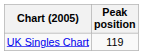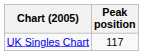(115, 42) 119 -> (115, 42) 117
